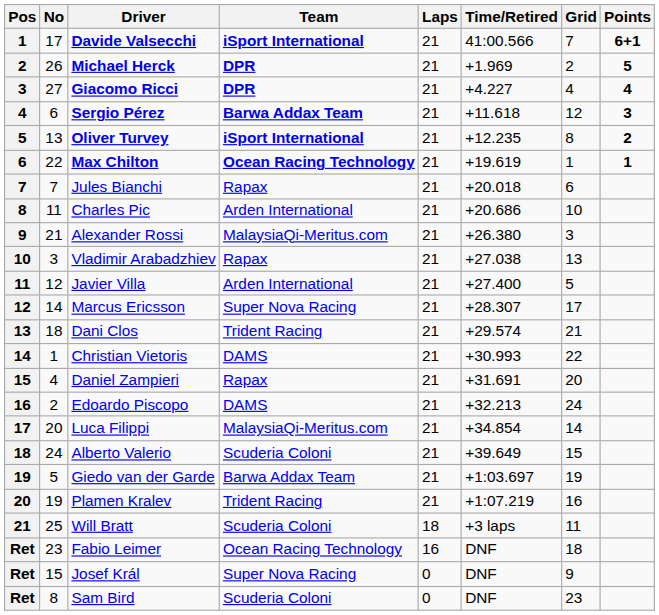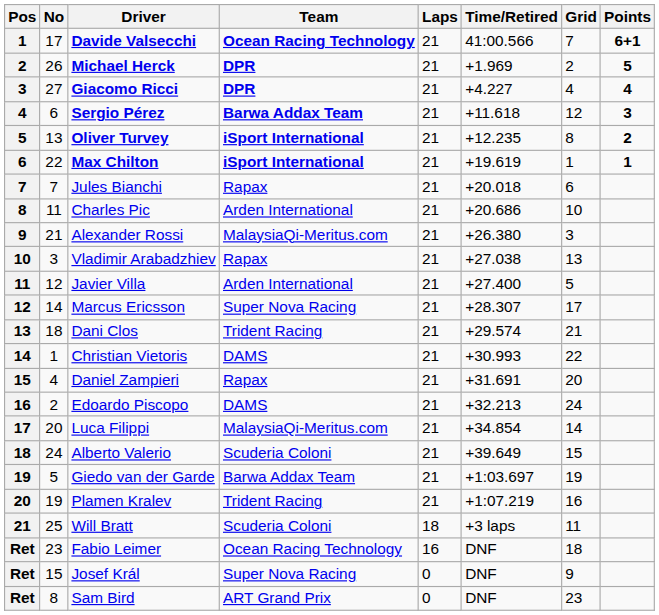(293, 40) iSport International -> (319, 40) Ocean Racing Technology
(319, 162) Ocean Racing Technology -> (293, 162) iSport International
(277, 598) Scuderia Coloni -> (277, 598) ART Grand Prix
